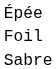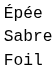rows swapped: (23, 37) <-> (28, 61)
